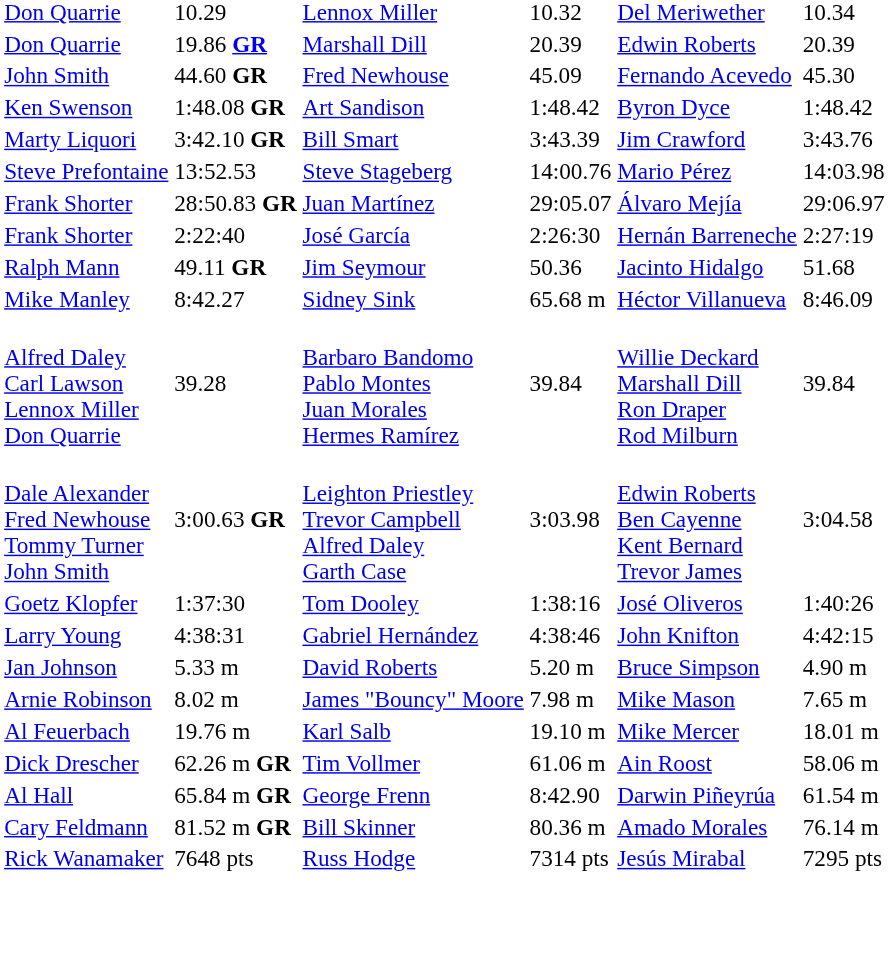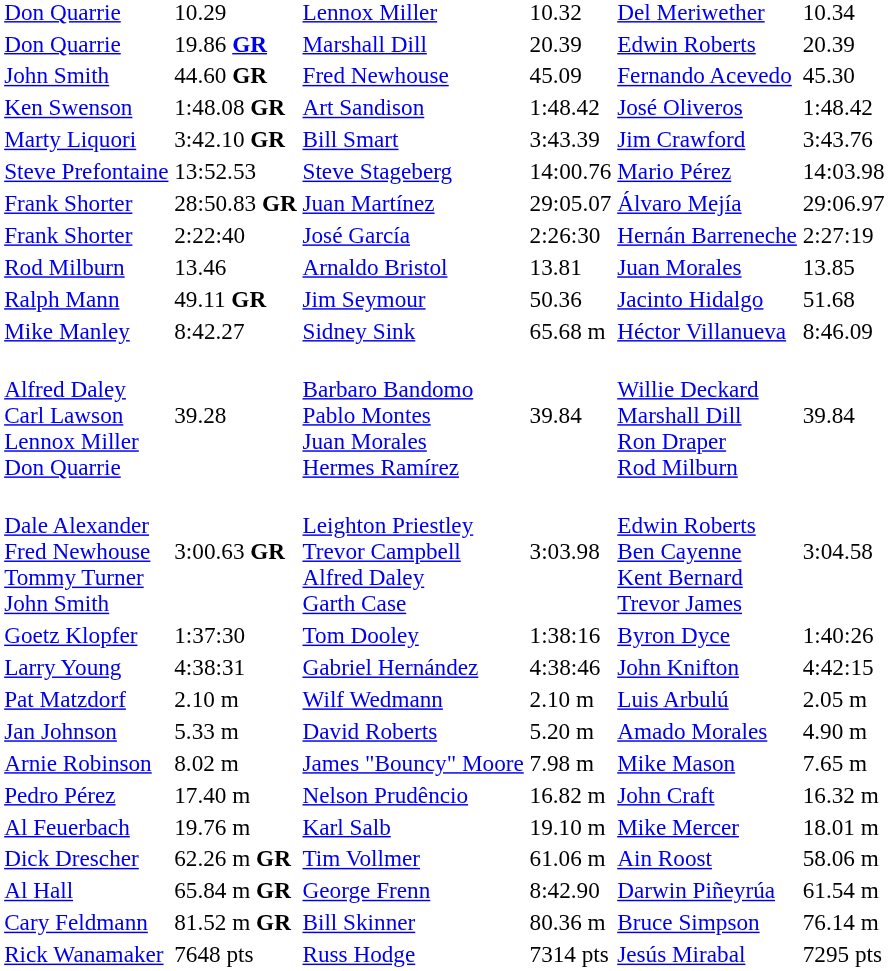(674, 107) Byron Dyce -> (680, 107) José Oliveros
+ row: (375, 267)
(680, 603) José Oliveros -> (674, 635) Byron Dyce
+ row: (373, 699)
(688, 667) Bruce Simpson -> (692, 731) Amado Morales
+ row: (385, 795)
(692, 827) Amado Morales -> (688, 922) Bruce Simpson
